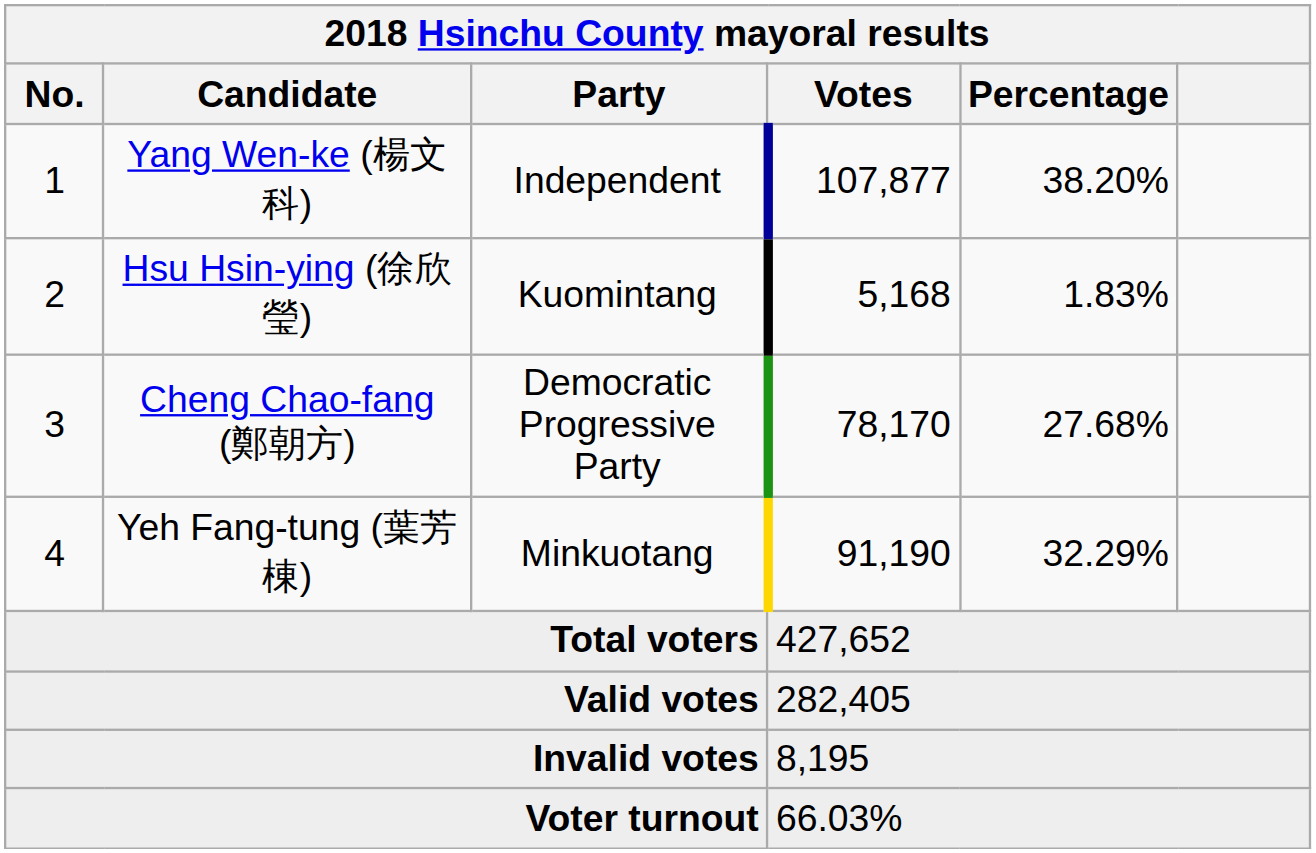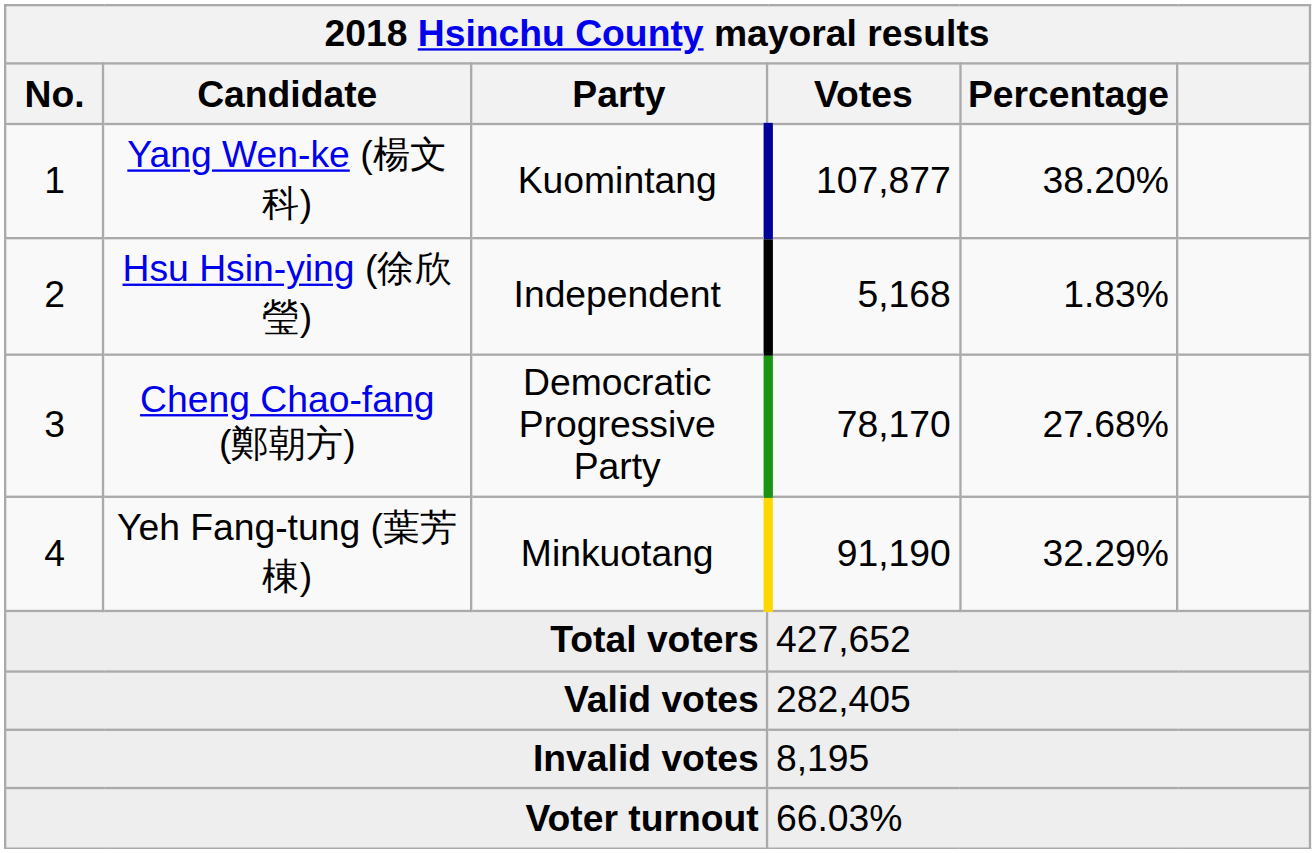(617, 180) Independent -> (617, 180) Kuomintang
(617, 295) Kuomintang -> (617, 295) Independent
